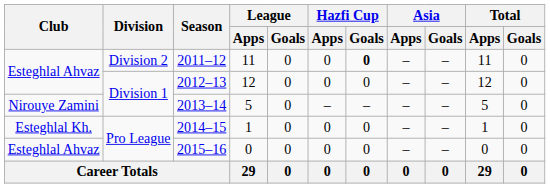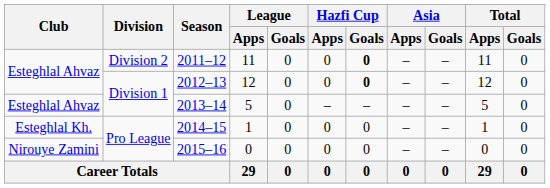(367, 82) normal -> (367, 82) bold
(54, 104) Nirouye Zamini -> (54, 104) Esteghlal Ahvaz
(54, 149) Esteghlal Ahvaz -> (54, 149) Nirouye Zamini
